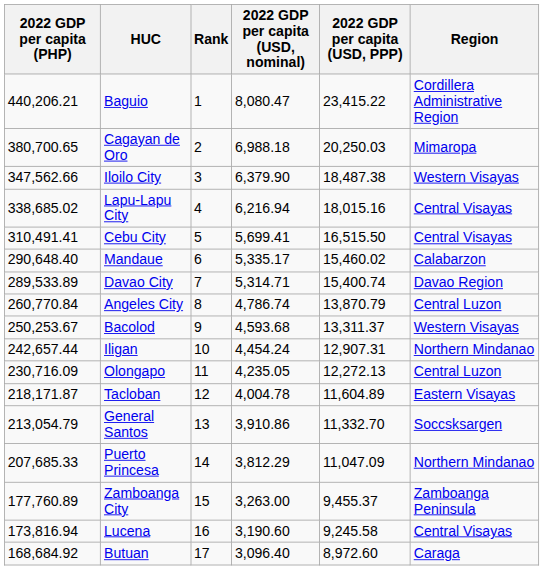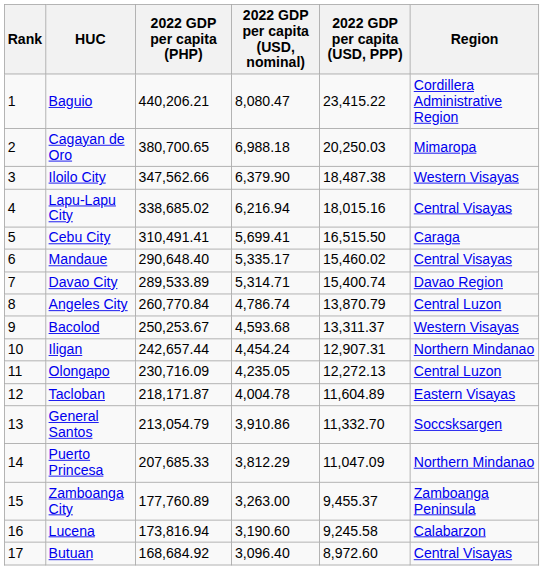columns swapped: (211, 39) <-> (53, 39)
(463, 238) Central Visayas -> (437, 238) Caraga
(450, 260) Calabarzon -> (463, 260) Central Visayas
(463, 531) Central Visayas -> (450, 531) Calabarzon
(437, 553) Caraga -> (463, 553) Central Visayas
